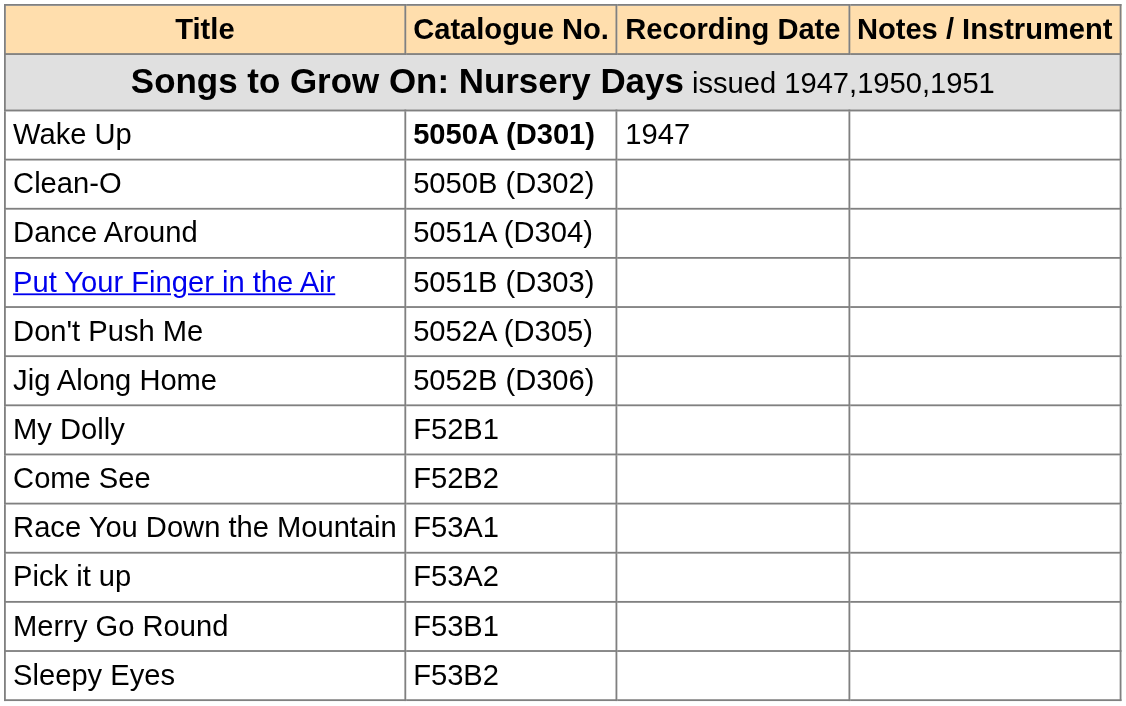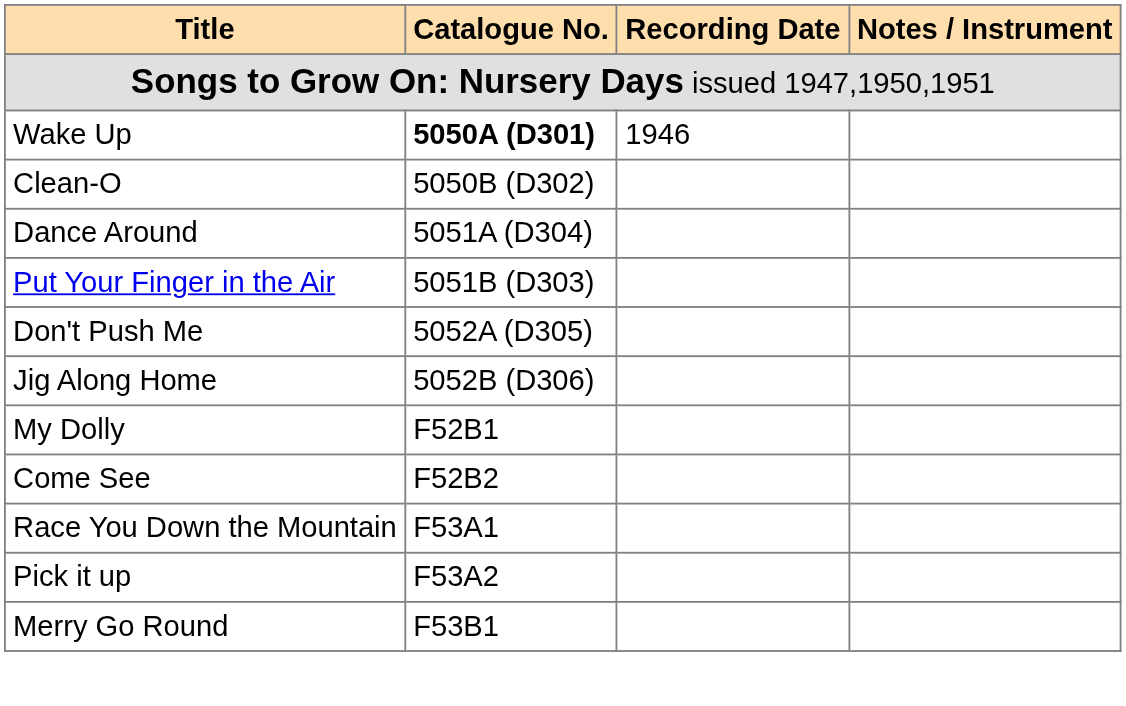(658, 134) 1947 -> (658, 134) 1946
- row: (94, 675)
